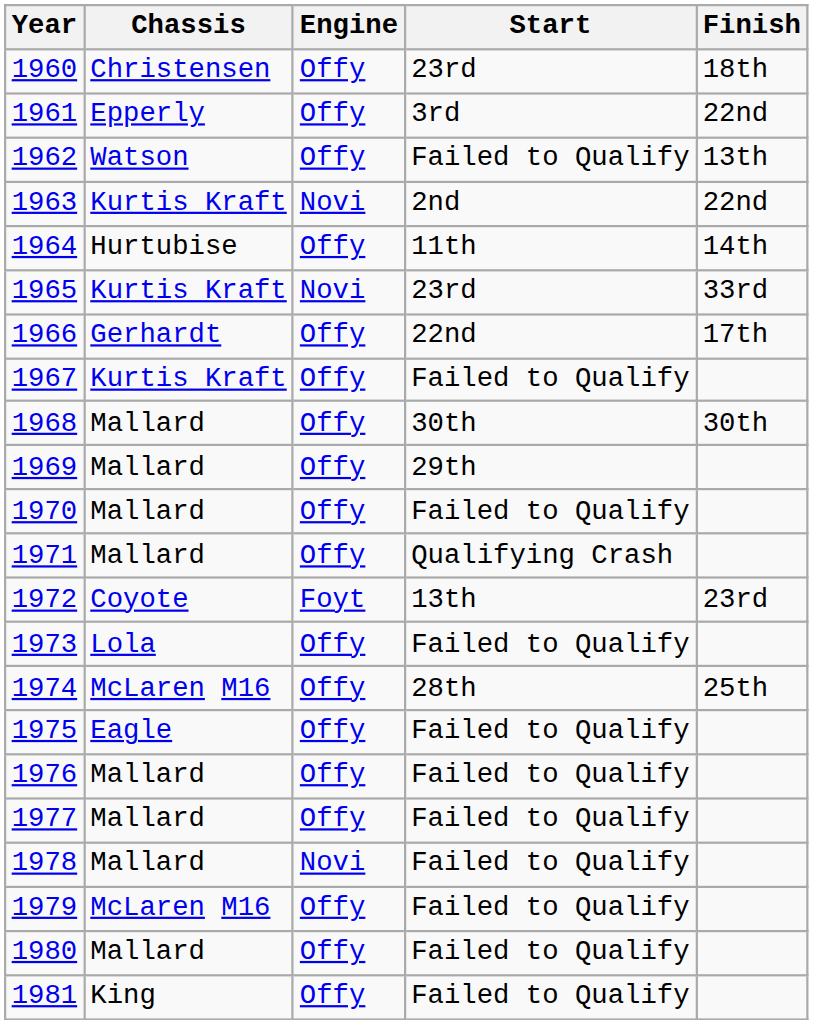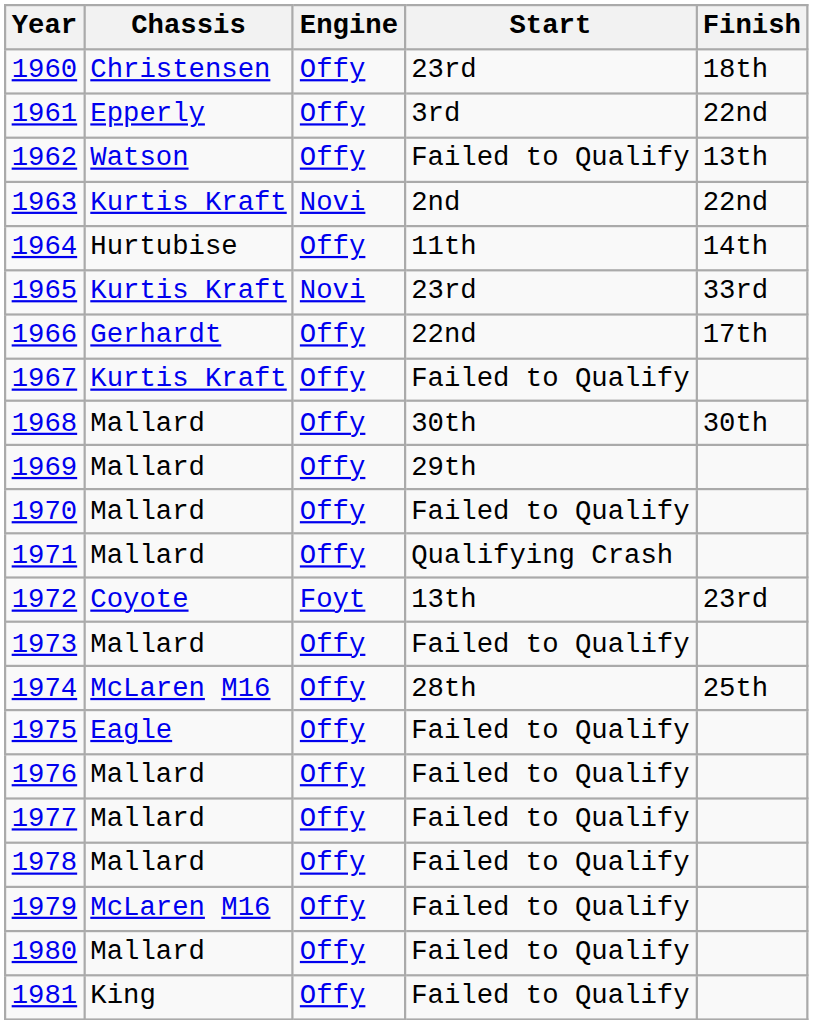(123, 644) Lola -> (148, 644) Mallard
(333, 865) Novi -> (333, 865) Offy
